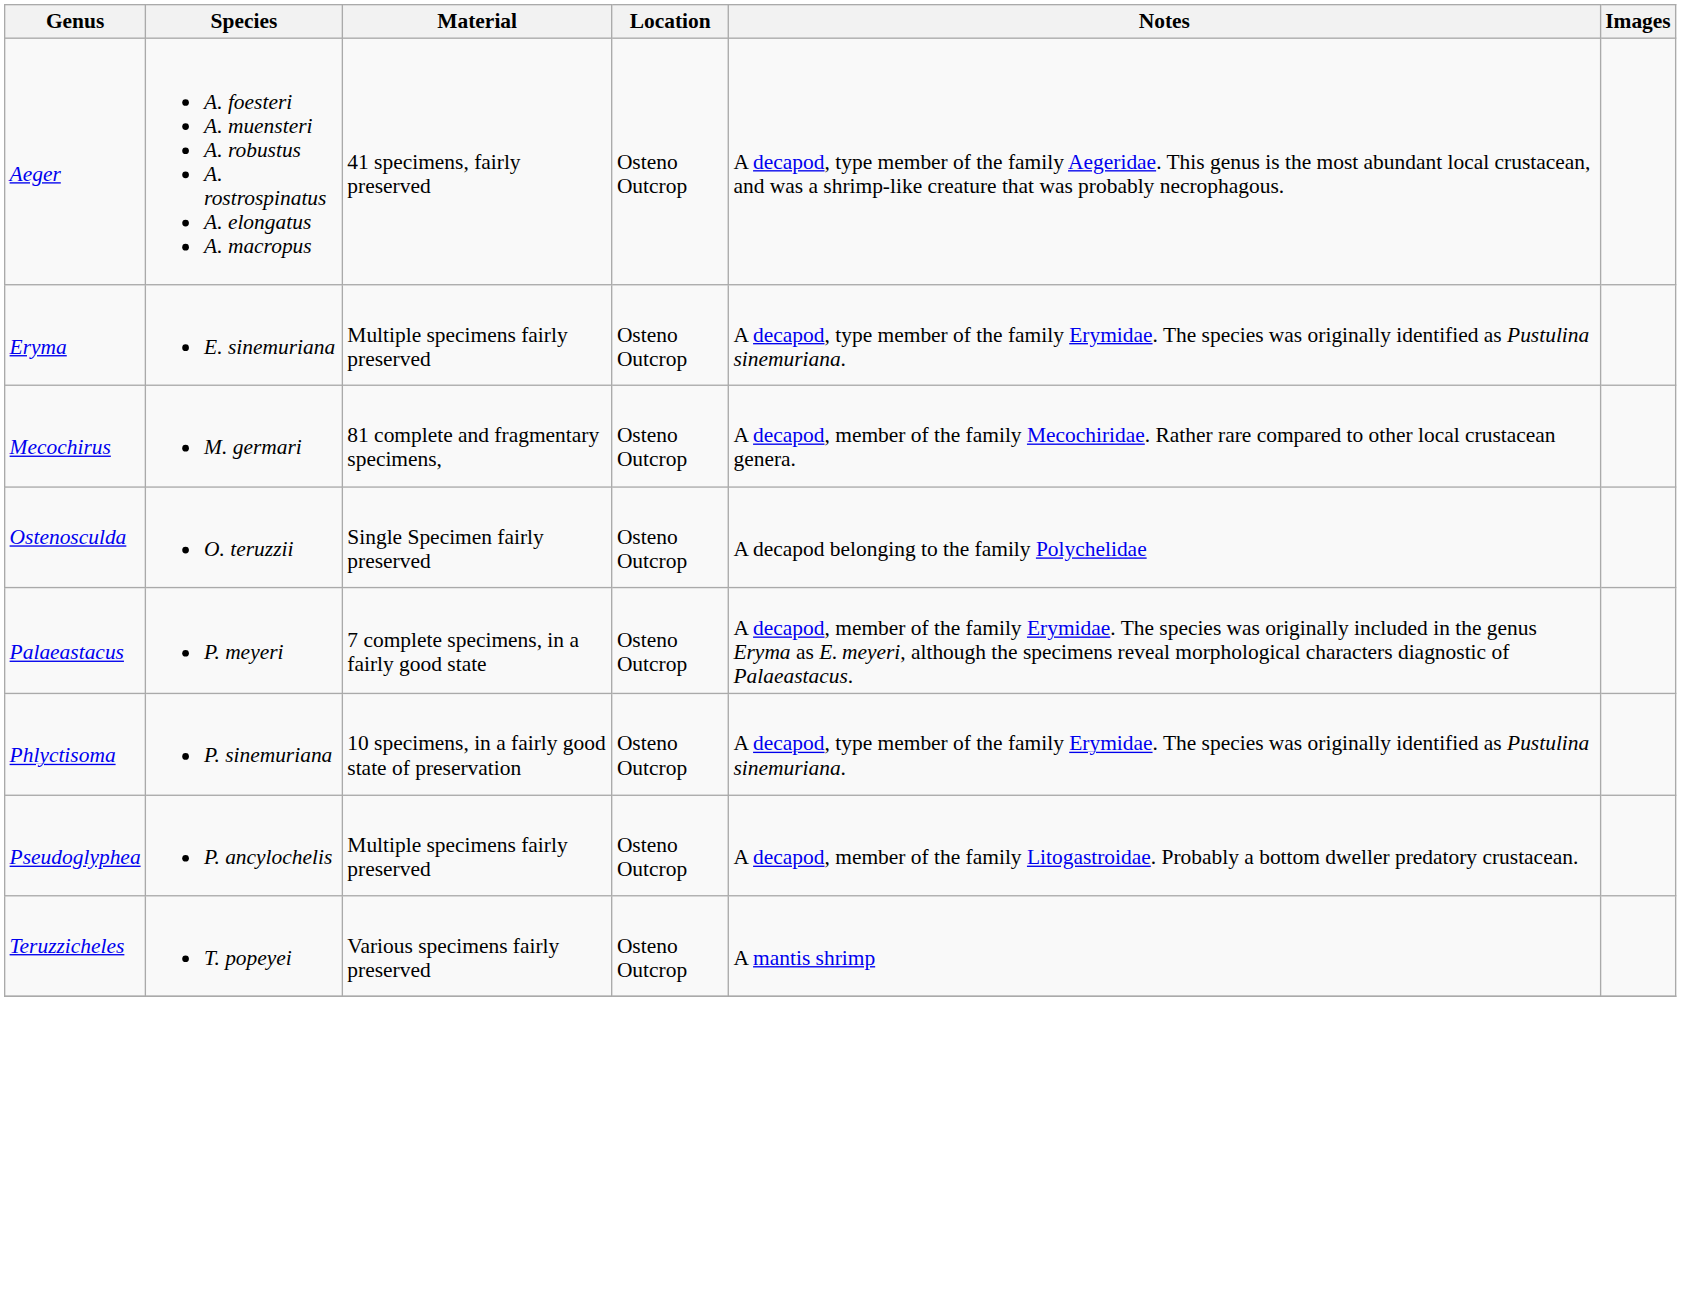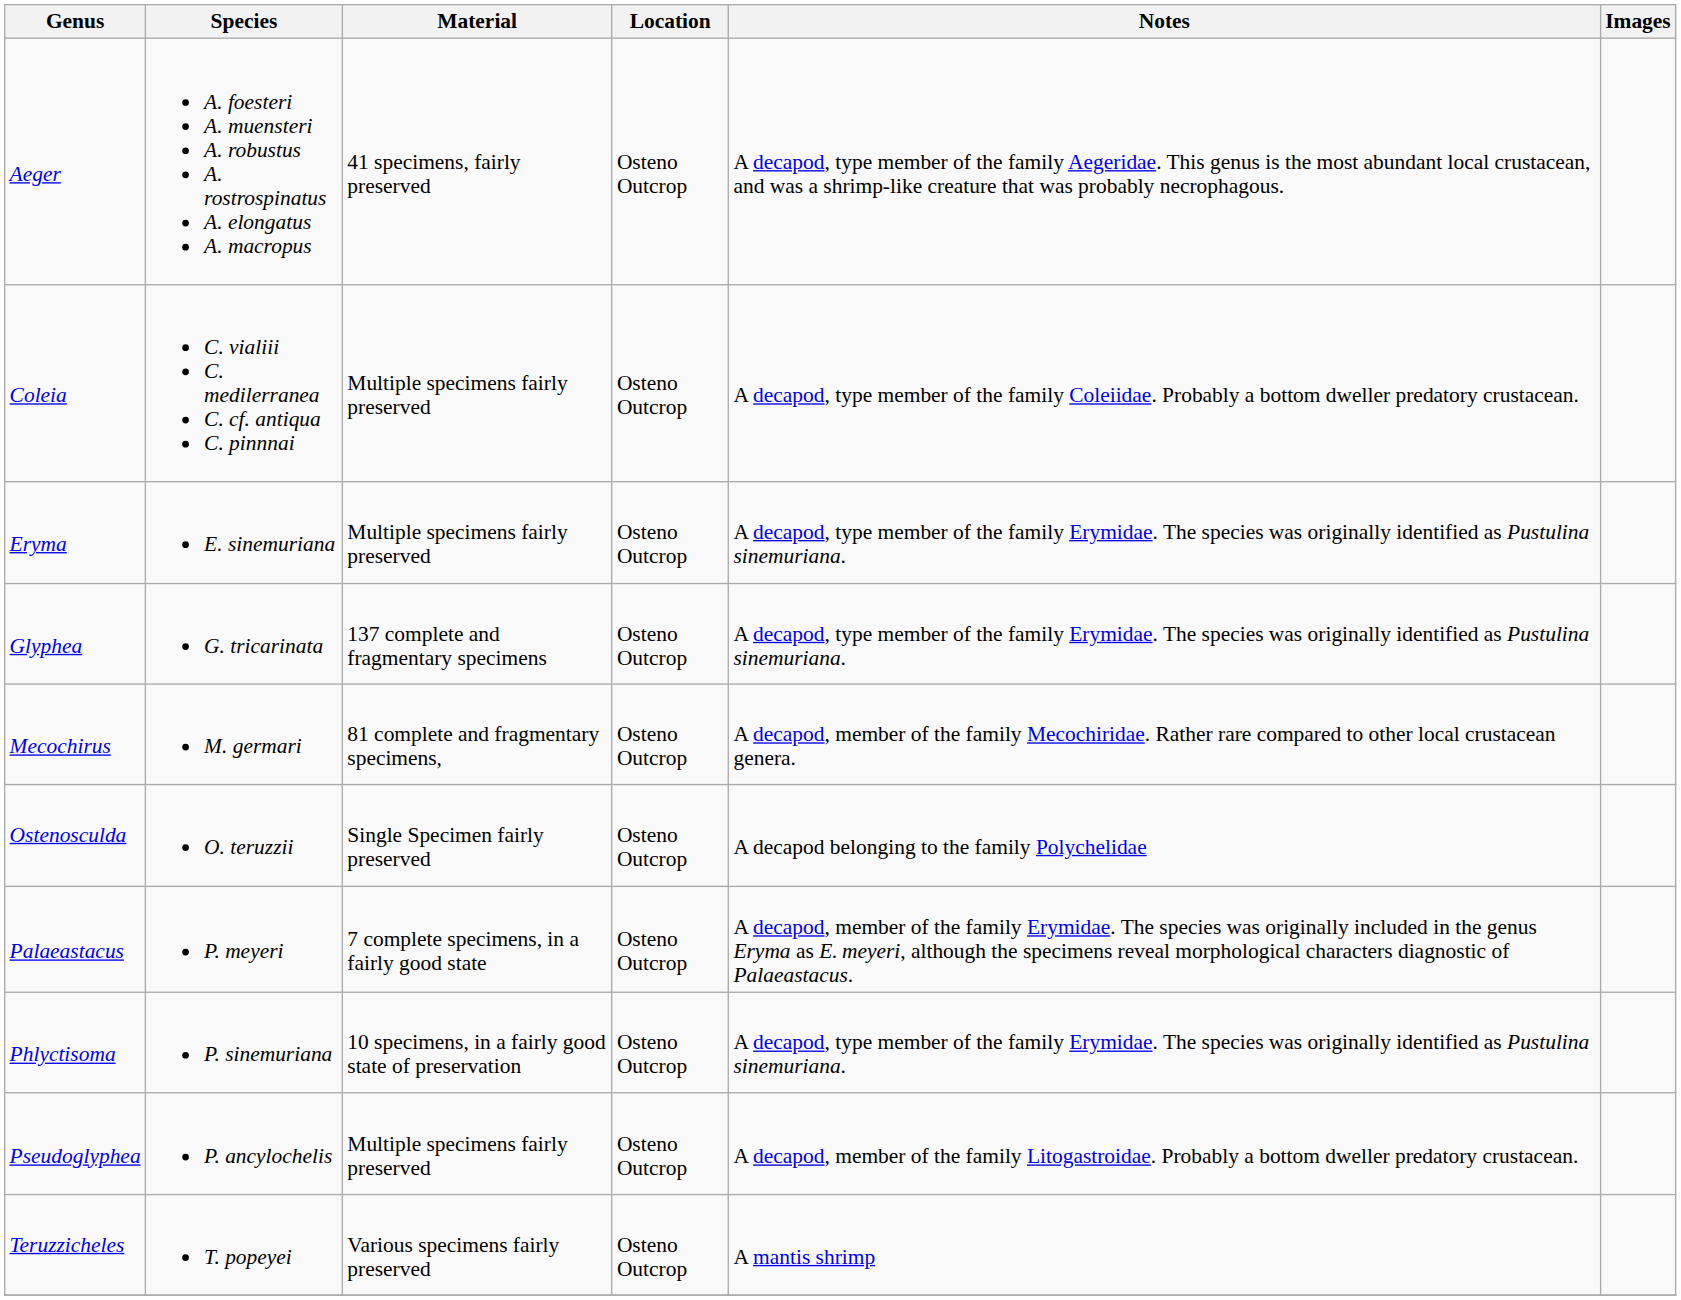+ row: (38, 395)
+ row: (46, 645)
